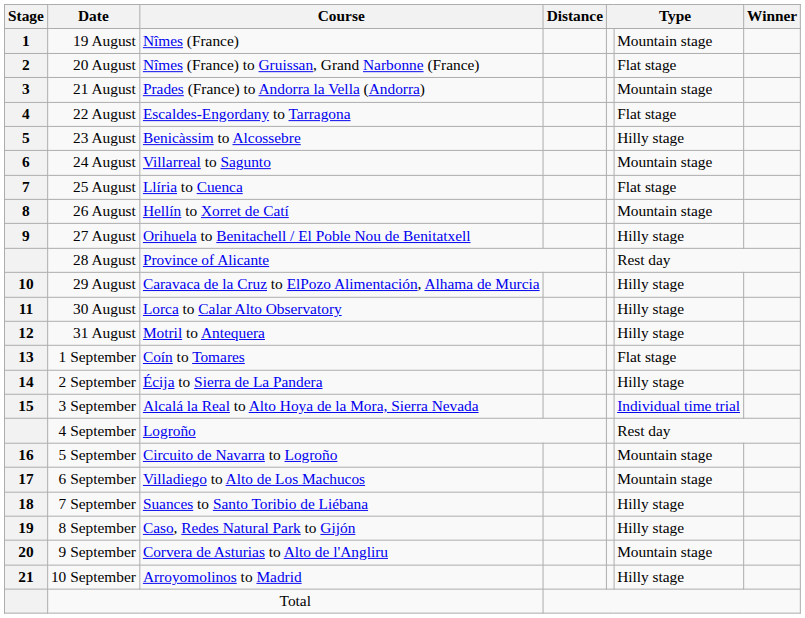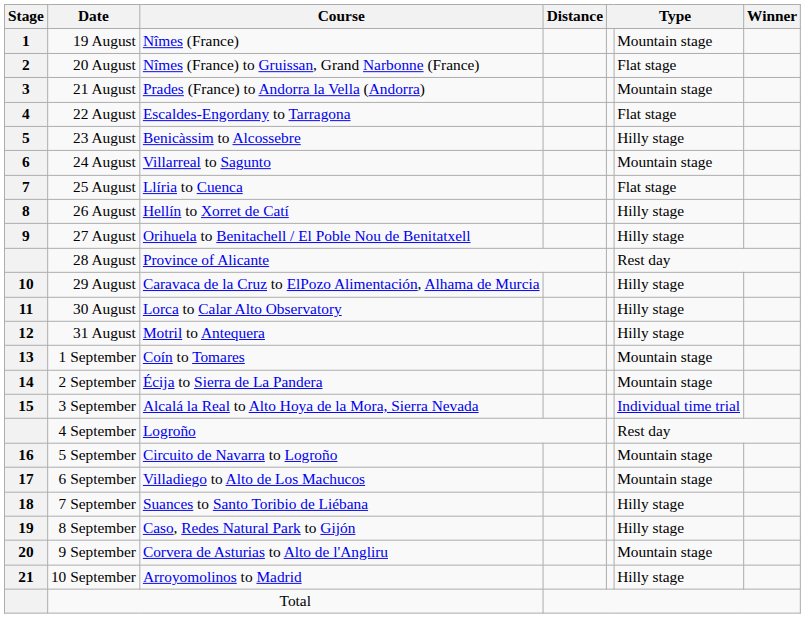(665, 211) Mountain stage -> (651, 211) Hilly stage
(647, 357) Flat stage -> (665, 357) Mountain stage
(651, 382) Hilly stage -> (665, 382) Mountain stage
